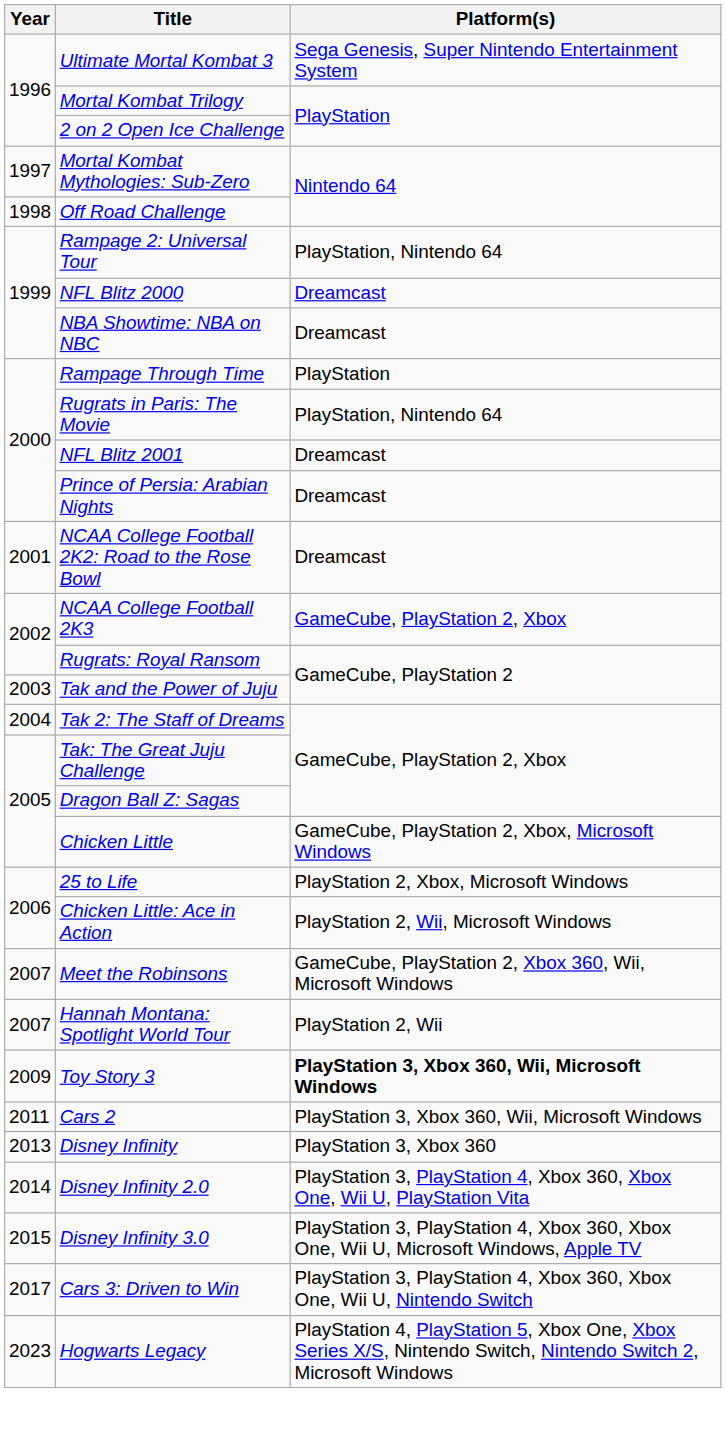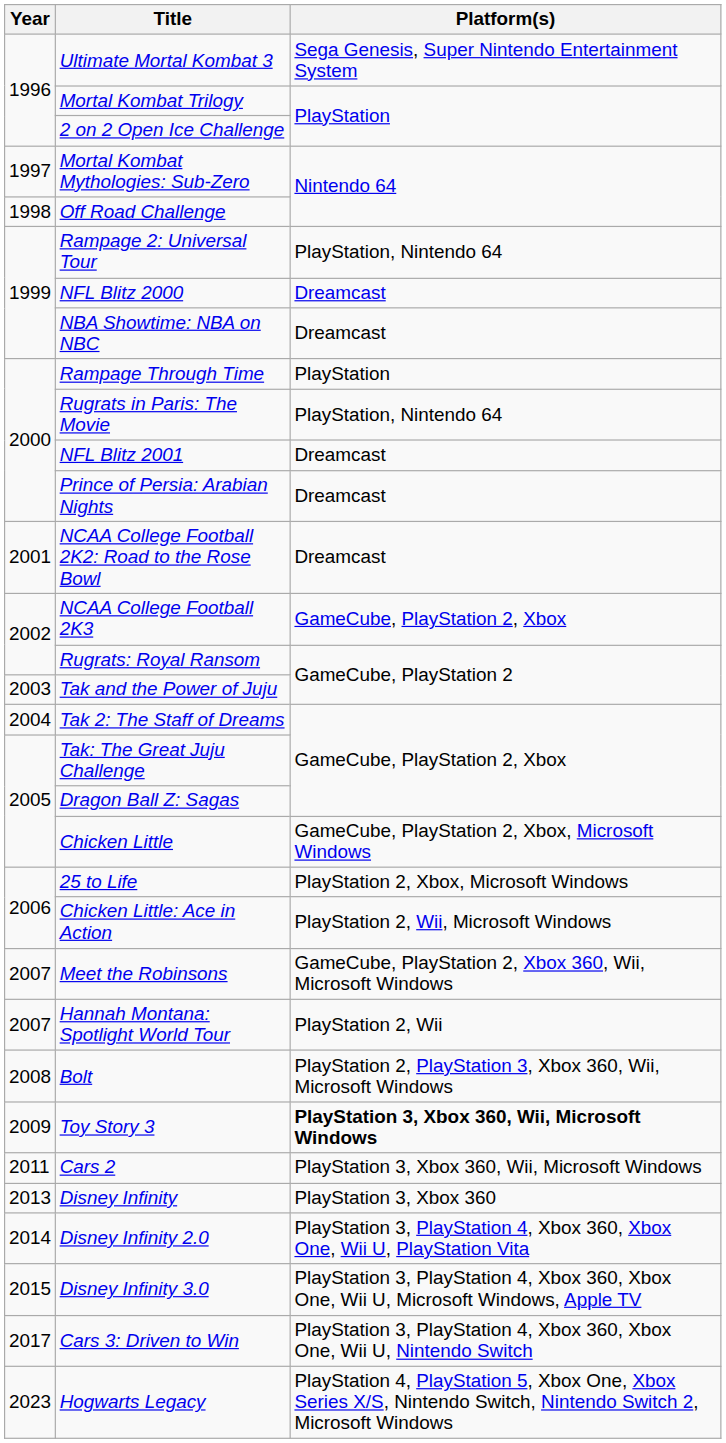+ row: (76, 1076)
